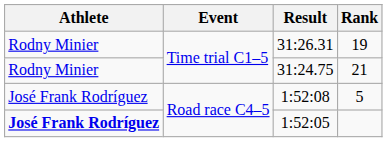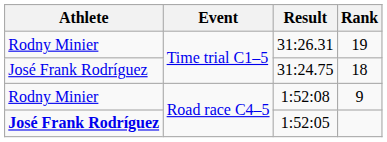(53, 70) Rodny Minier -> (78, 70) José Frank Rodríguez
(360, 70) 21 -> (360, 70) 18
(78, 97) José Frank Rodríguez -> (53, 97) Rodny Minier
(360, 97) 5 -> (360, 97) 9
